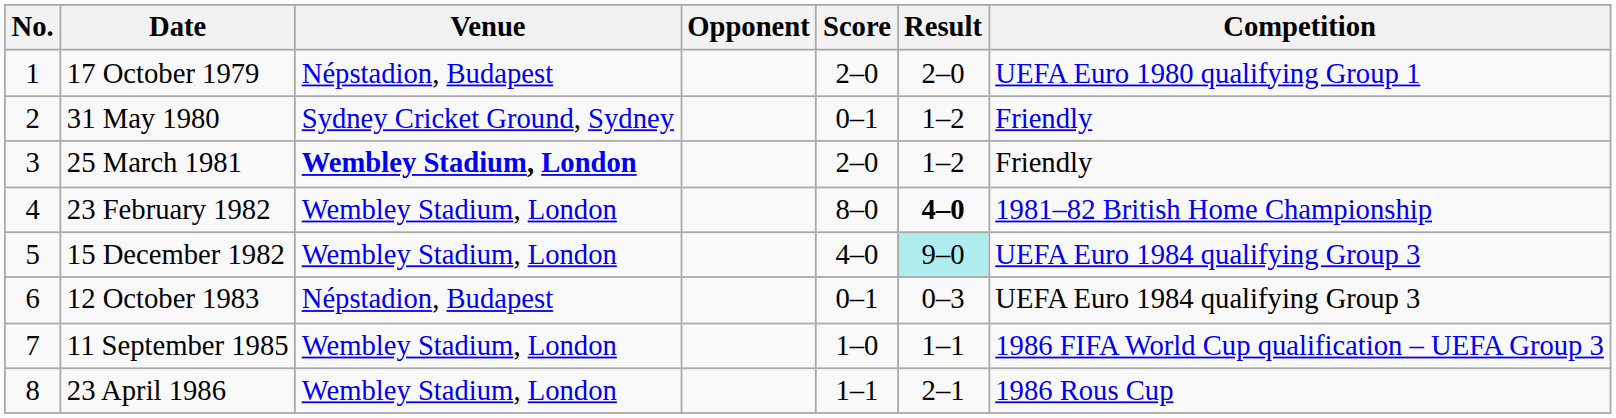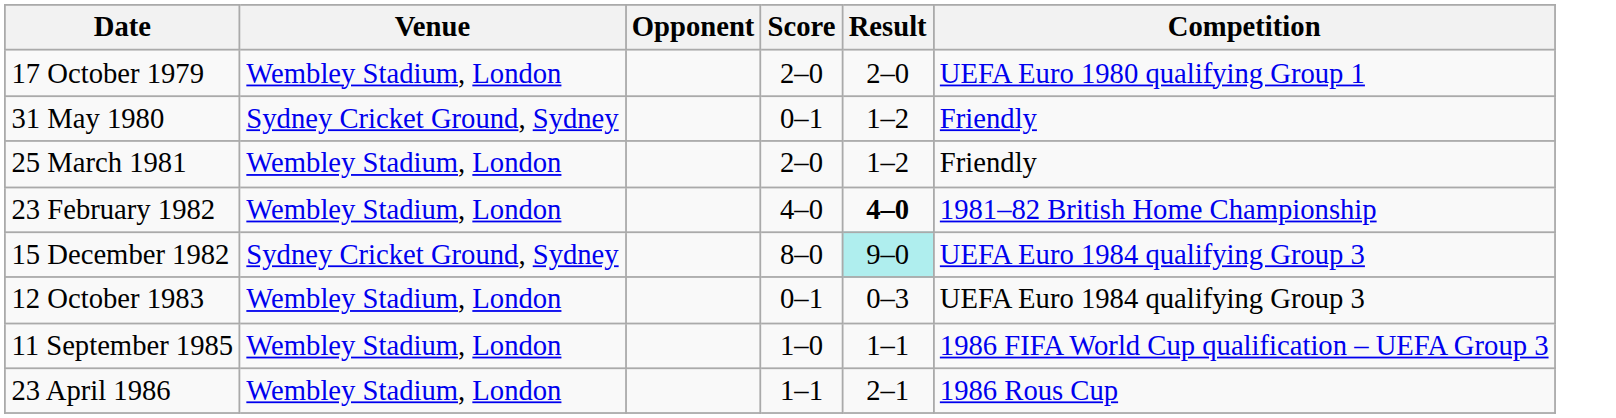- column: (33, 27)
(427, 72) Népstadion, Budapest -> (404, 72) Wembley Stadium, London
(469, 163) bold -> (404, 163) normal
(857, 208) 8–0 -> (802, 208) 4–0
(459, 254) Wembley Stadium, London -> (432, 254) Sydney Cricket Ground, Sydney
(857, 254) 4–0 -> (802, 254) 8–0
(427, 299) Népstadion, Budapest -> (404, 299) Wembley Stadium, London
